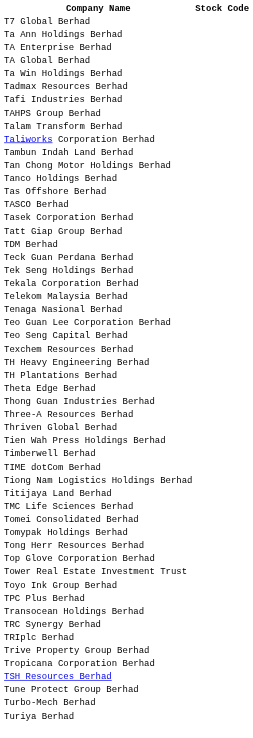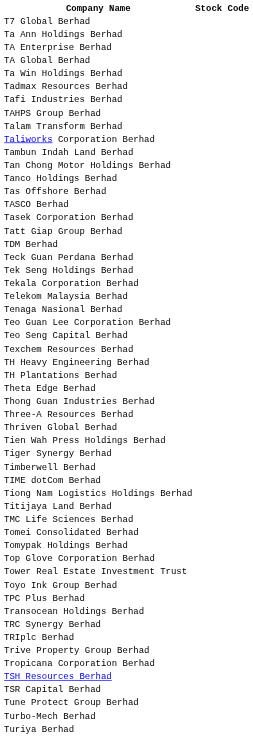+ row: (58, 454)
- row: (74, 546)
+ row: (53, 690)
